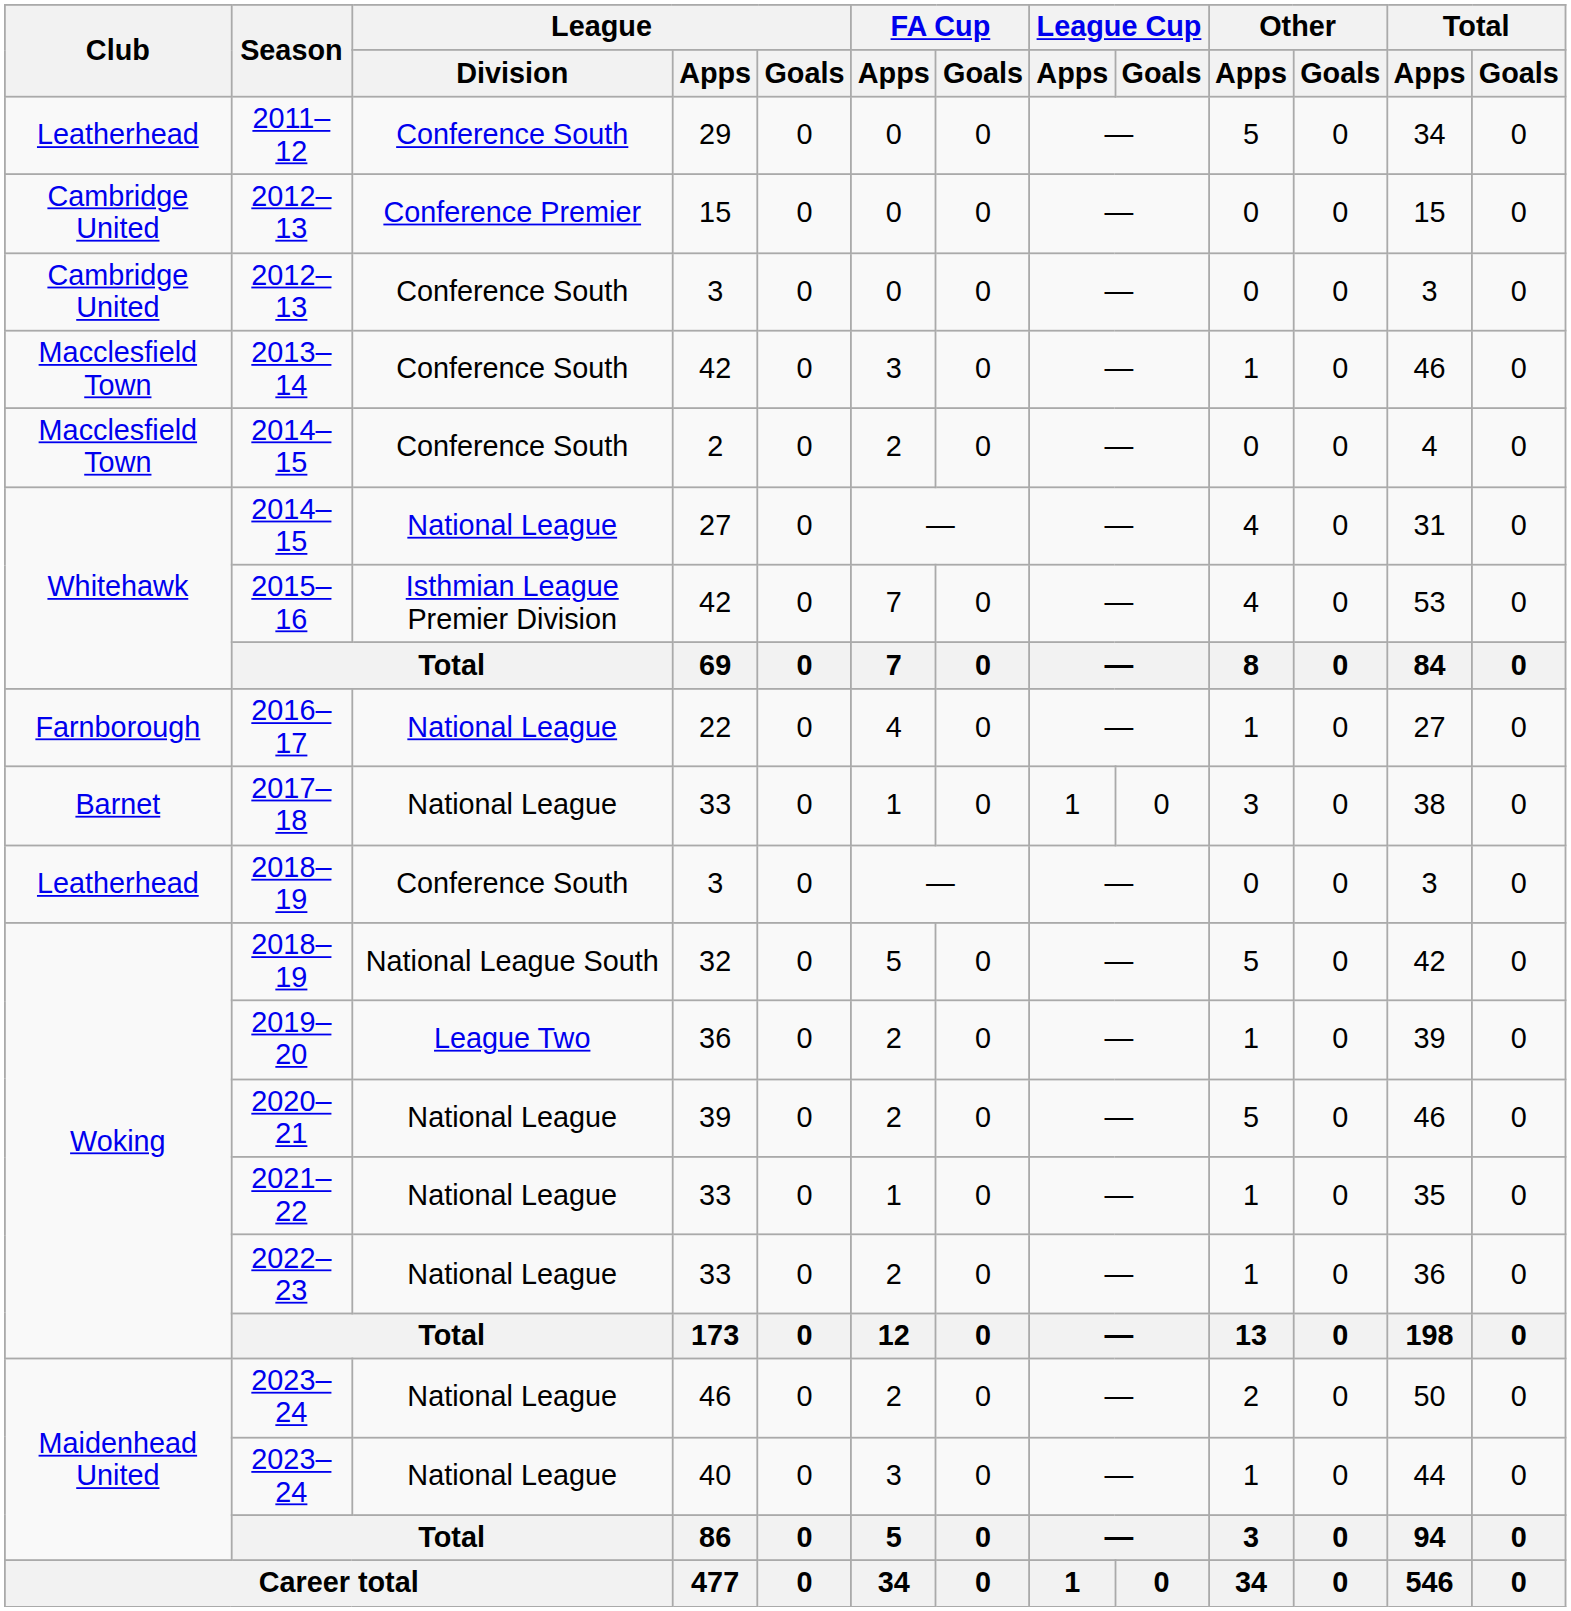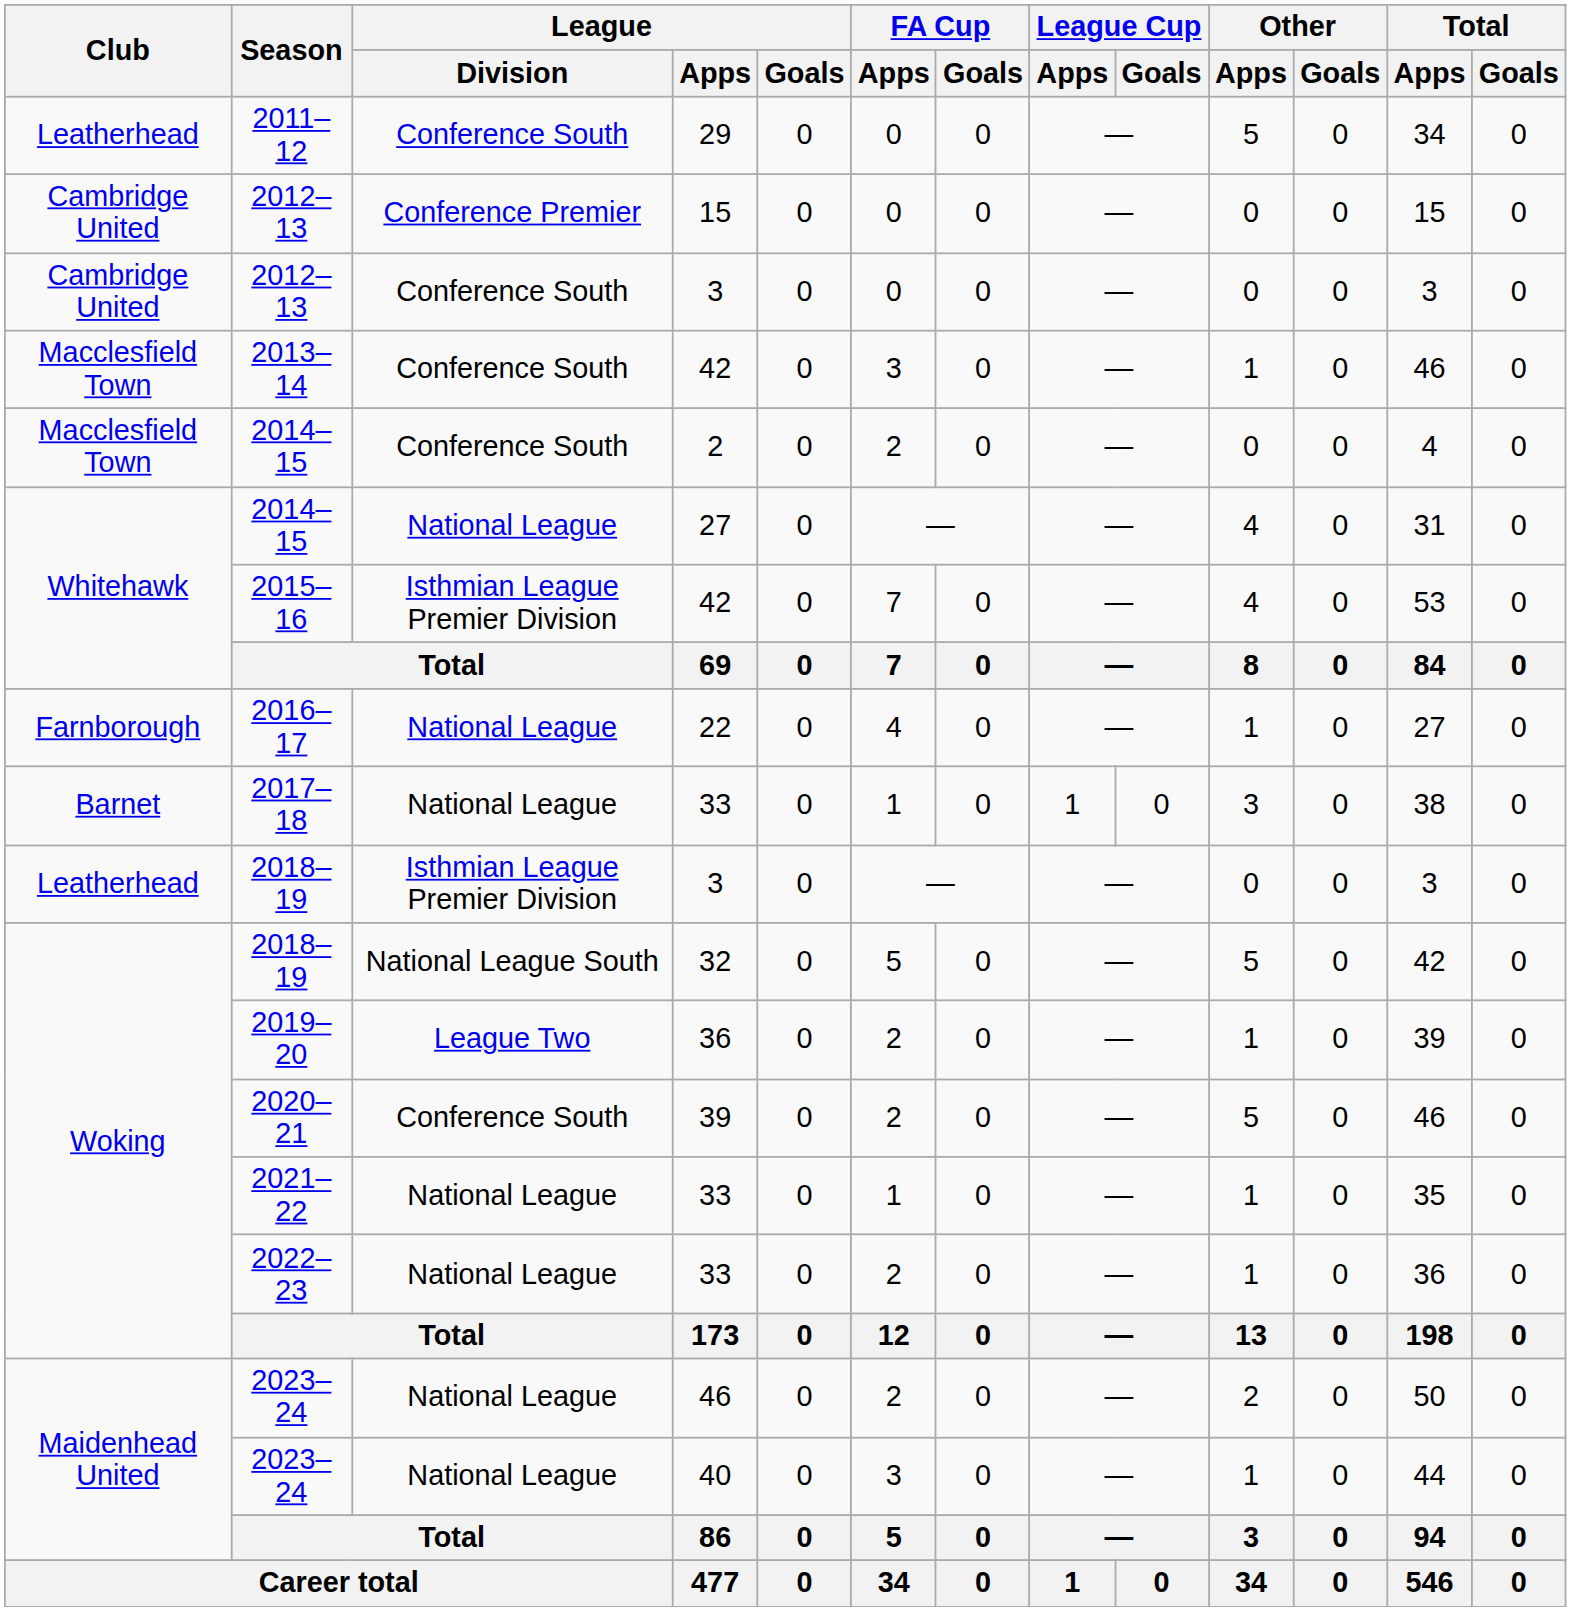(512, 883) Conference South -> (512, 883) Isthmian League Premier Division
(512, 1117) National League -> (512, 1117) Conference South
